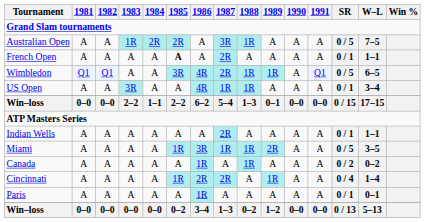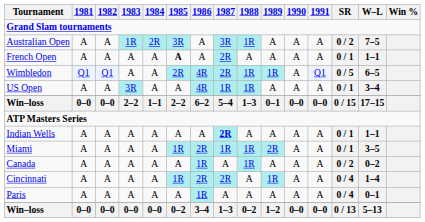(178, 42) 2R -> (178, 42) 3R
(345, 42) 0 / 5 -> (345, 42) 0 / 2
(178, 73) 3R -> (178, 73) 2R
(225, 133) normal -> (225, 133) bold
(202, 149) 3R -> (202, 149) 2R
(345, 149) 0 / 5 -> (345, 149) 0 / 1
(345, 194) 0 / 1 -> (345, 194) 0 / 4
